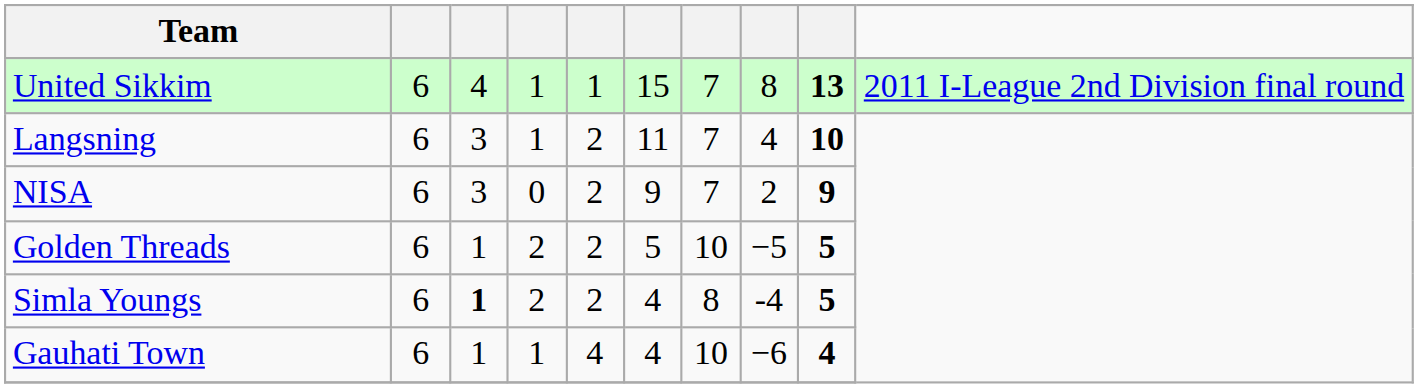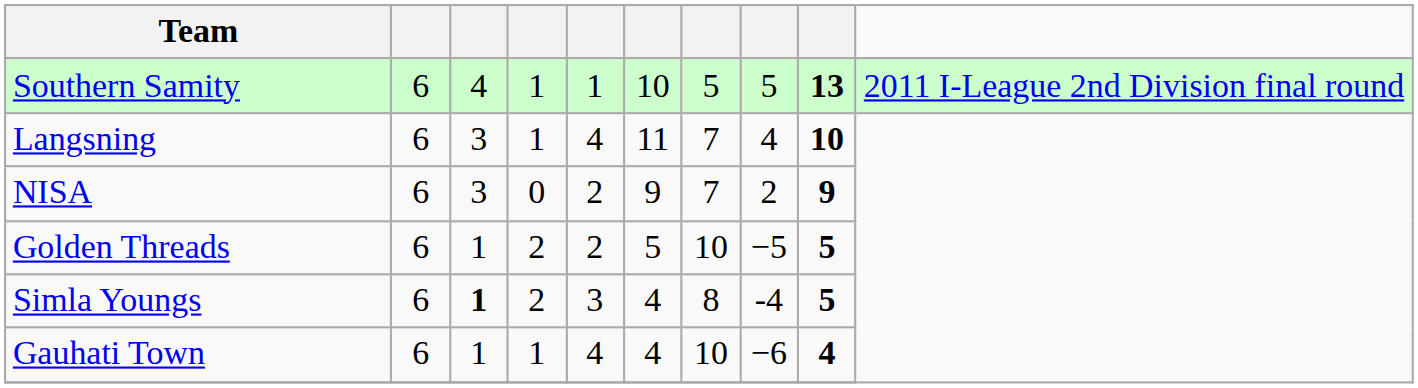- row: (112, 85)
+ row: (126, 85)
(595, 138) 2 -> (595, 138) 4
(595, 300) 2 -> (595, 300) 3
